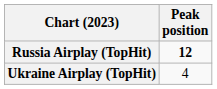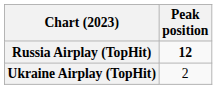(185, 73) 4 -> (185, 73) 2
